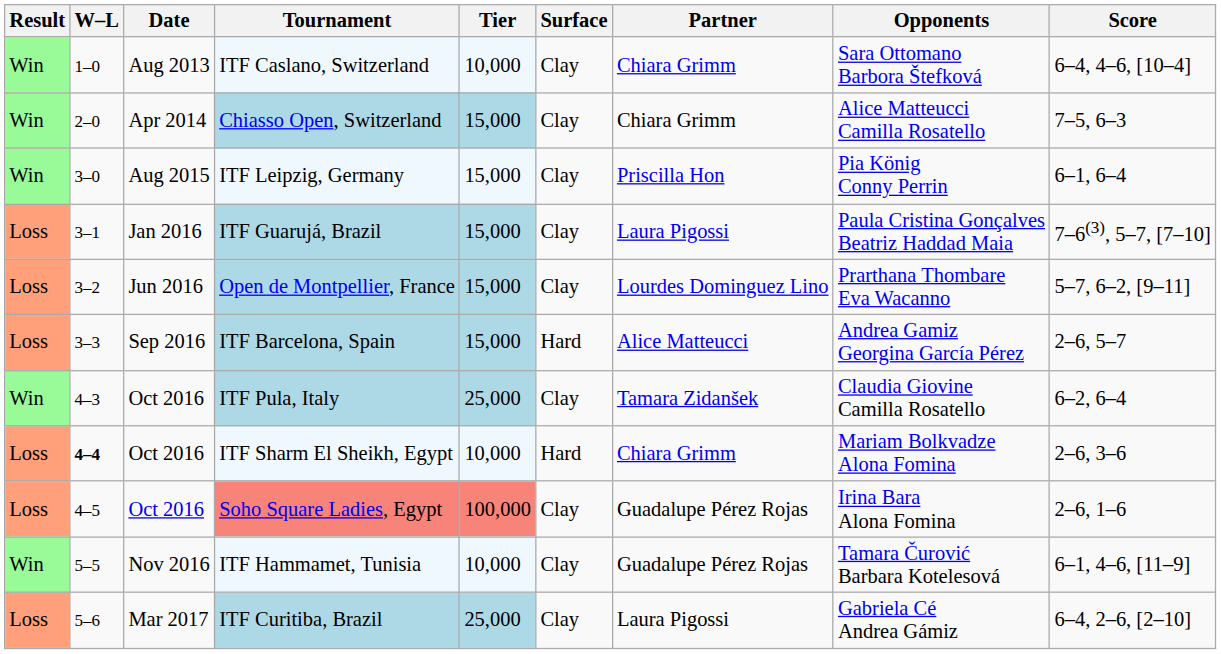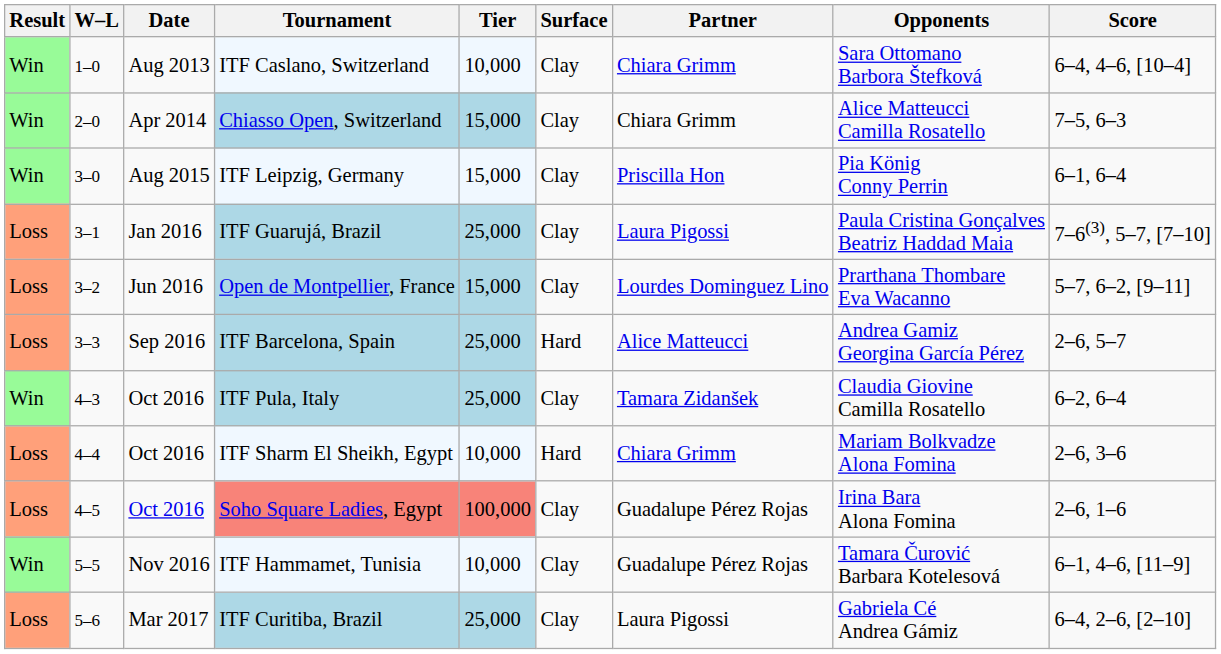(493, 231) 15,000 -> (493, 231) 25,000
(493, 342) 15,000 -> (493, 342) 25,000
(87, 453) bold -> (87, 454) normal
